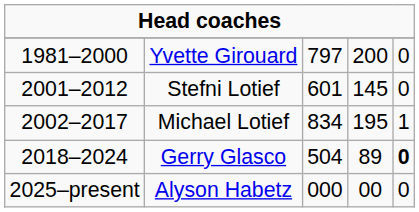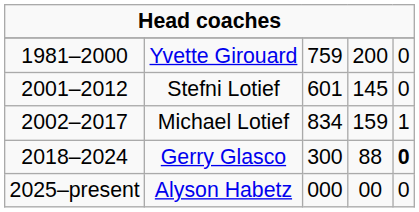(325, 55) 797 -> (325, 55) 759
(370, 122) 195 -> (370, 122) 159
(325, 156) 504 -> (325, 156) 300
(370, 156) 89 -> (370, 156) 88
